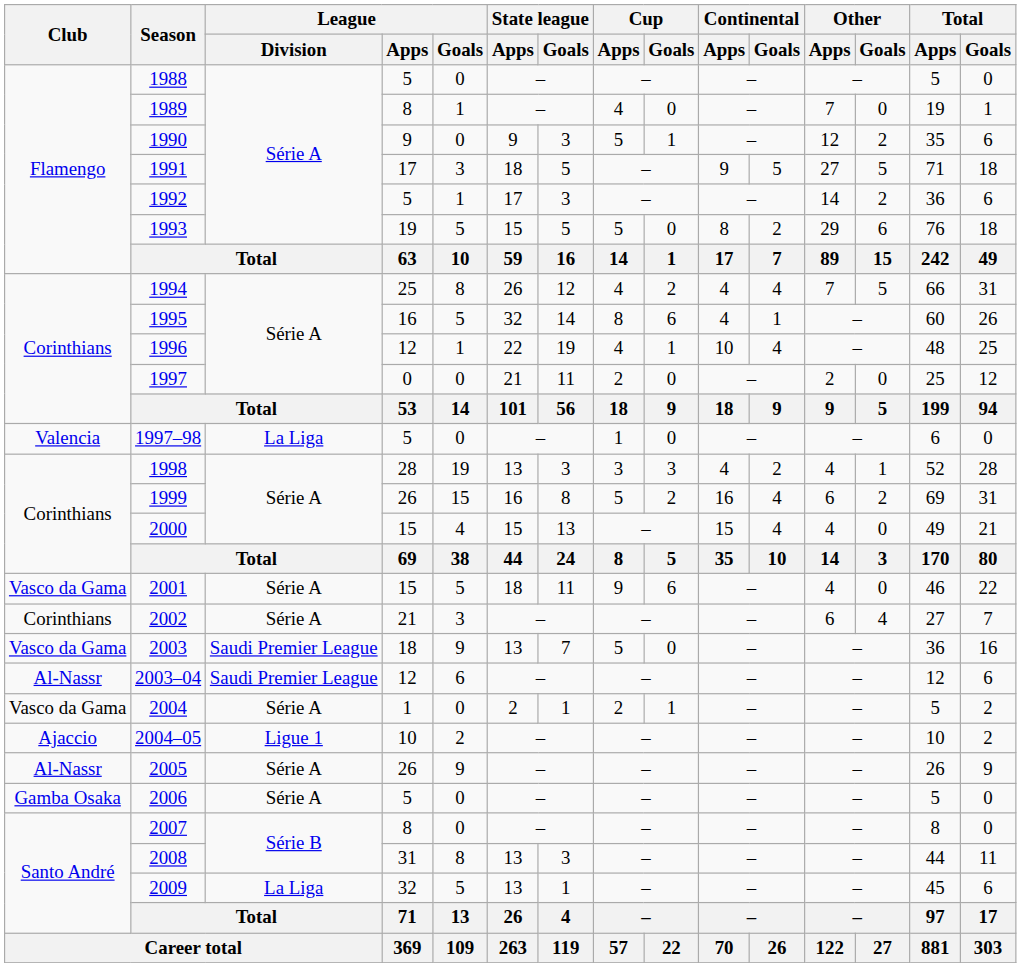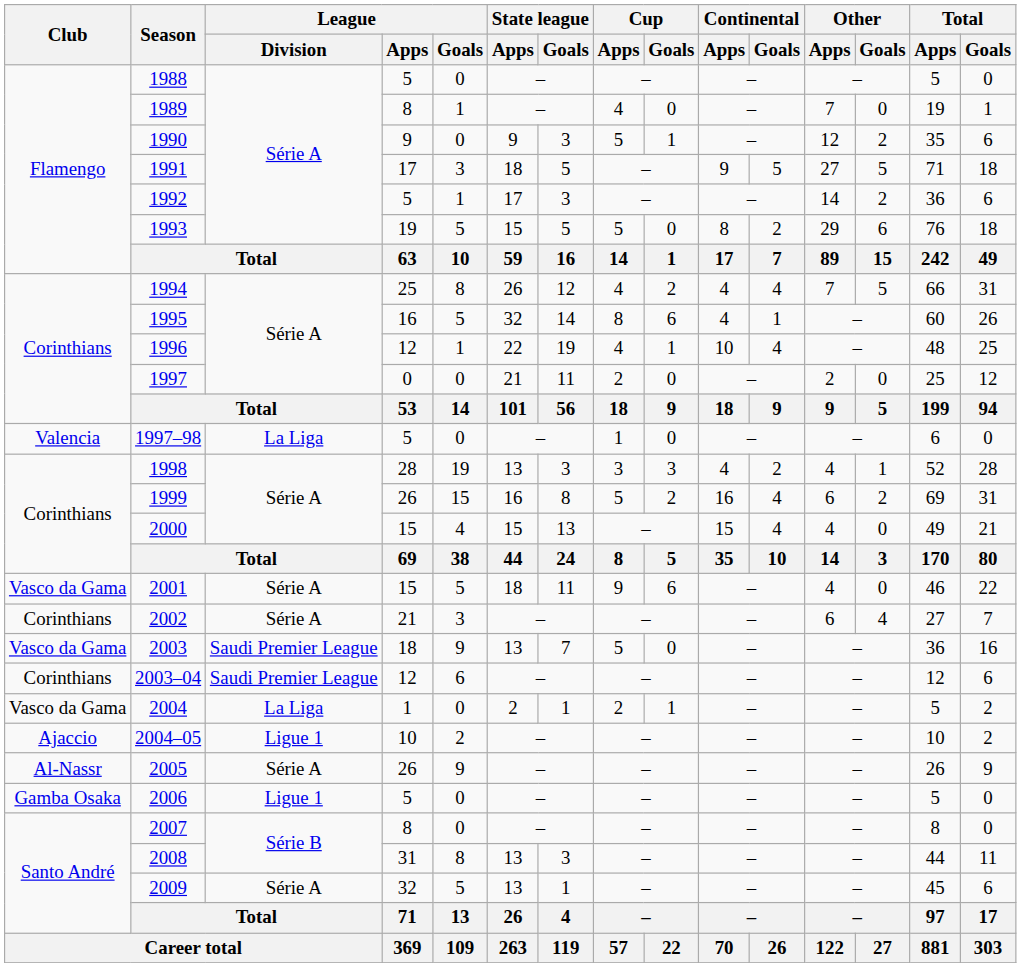(68, 678) Al-Nassr -> (68, 678) Corinthians
(294, 708) Série A -> (294, 708) La Liga
(294, 797) Série A -> (294, 797) Ligue 1
(294, 887) La Liga -> (294, 887) Série A
